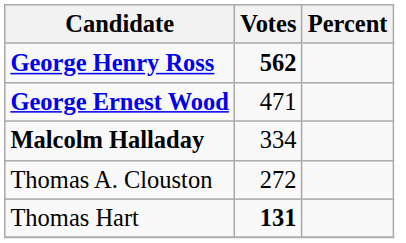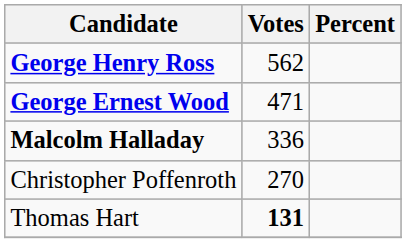(278, 62) bold -> (286, 62) normal
(278, 140) 334 -> (286, 140) 336
- row: (111, 179)
+ row: (123, 179)
